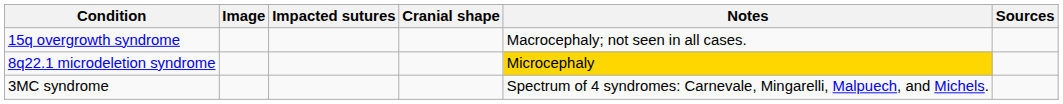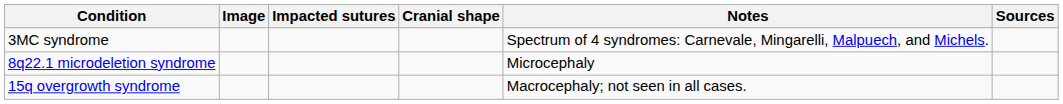rows swapped: (58, 87) <-> (94, 39)
(551, 63) gold background -> (551, 63) no background
